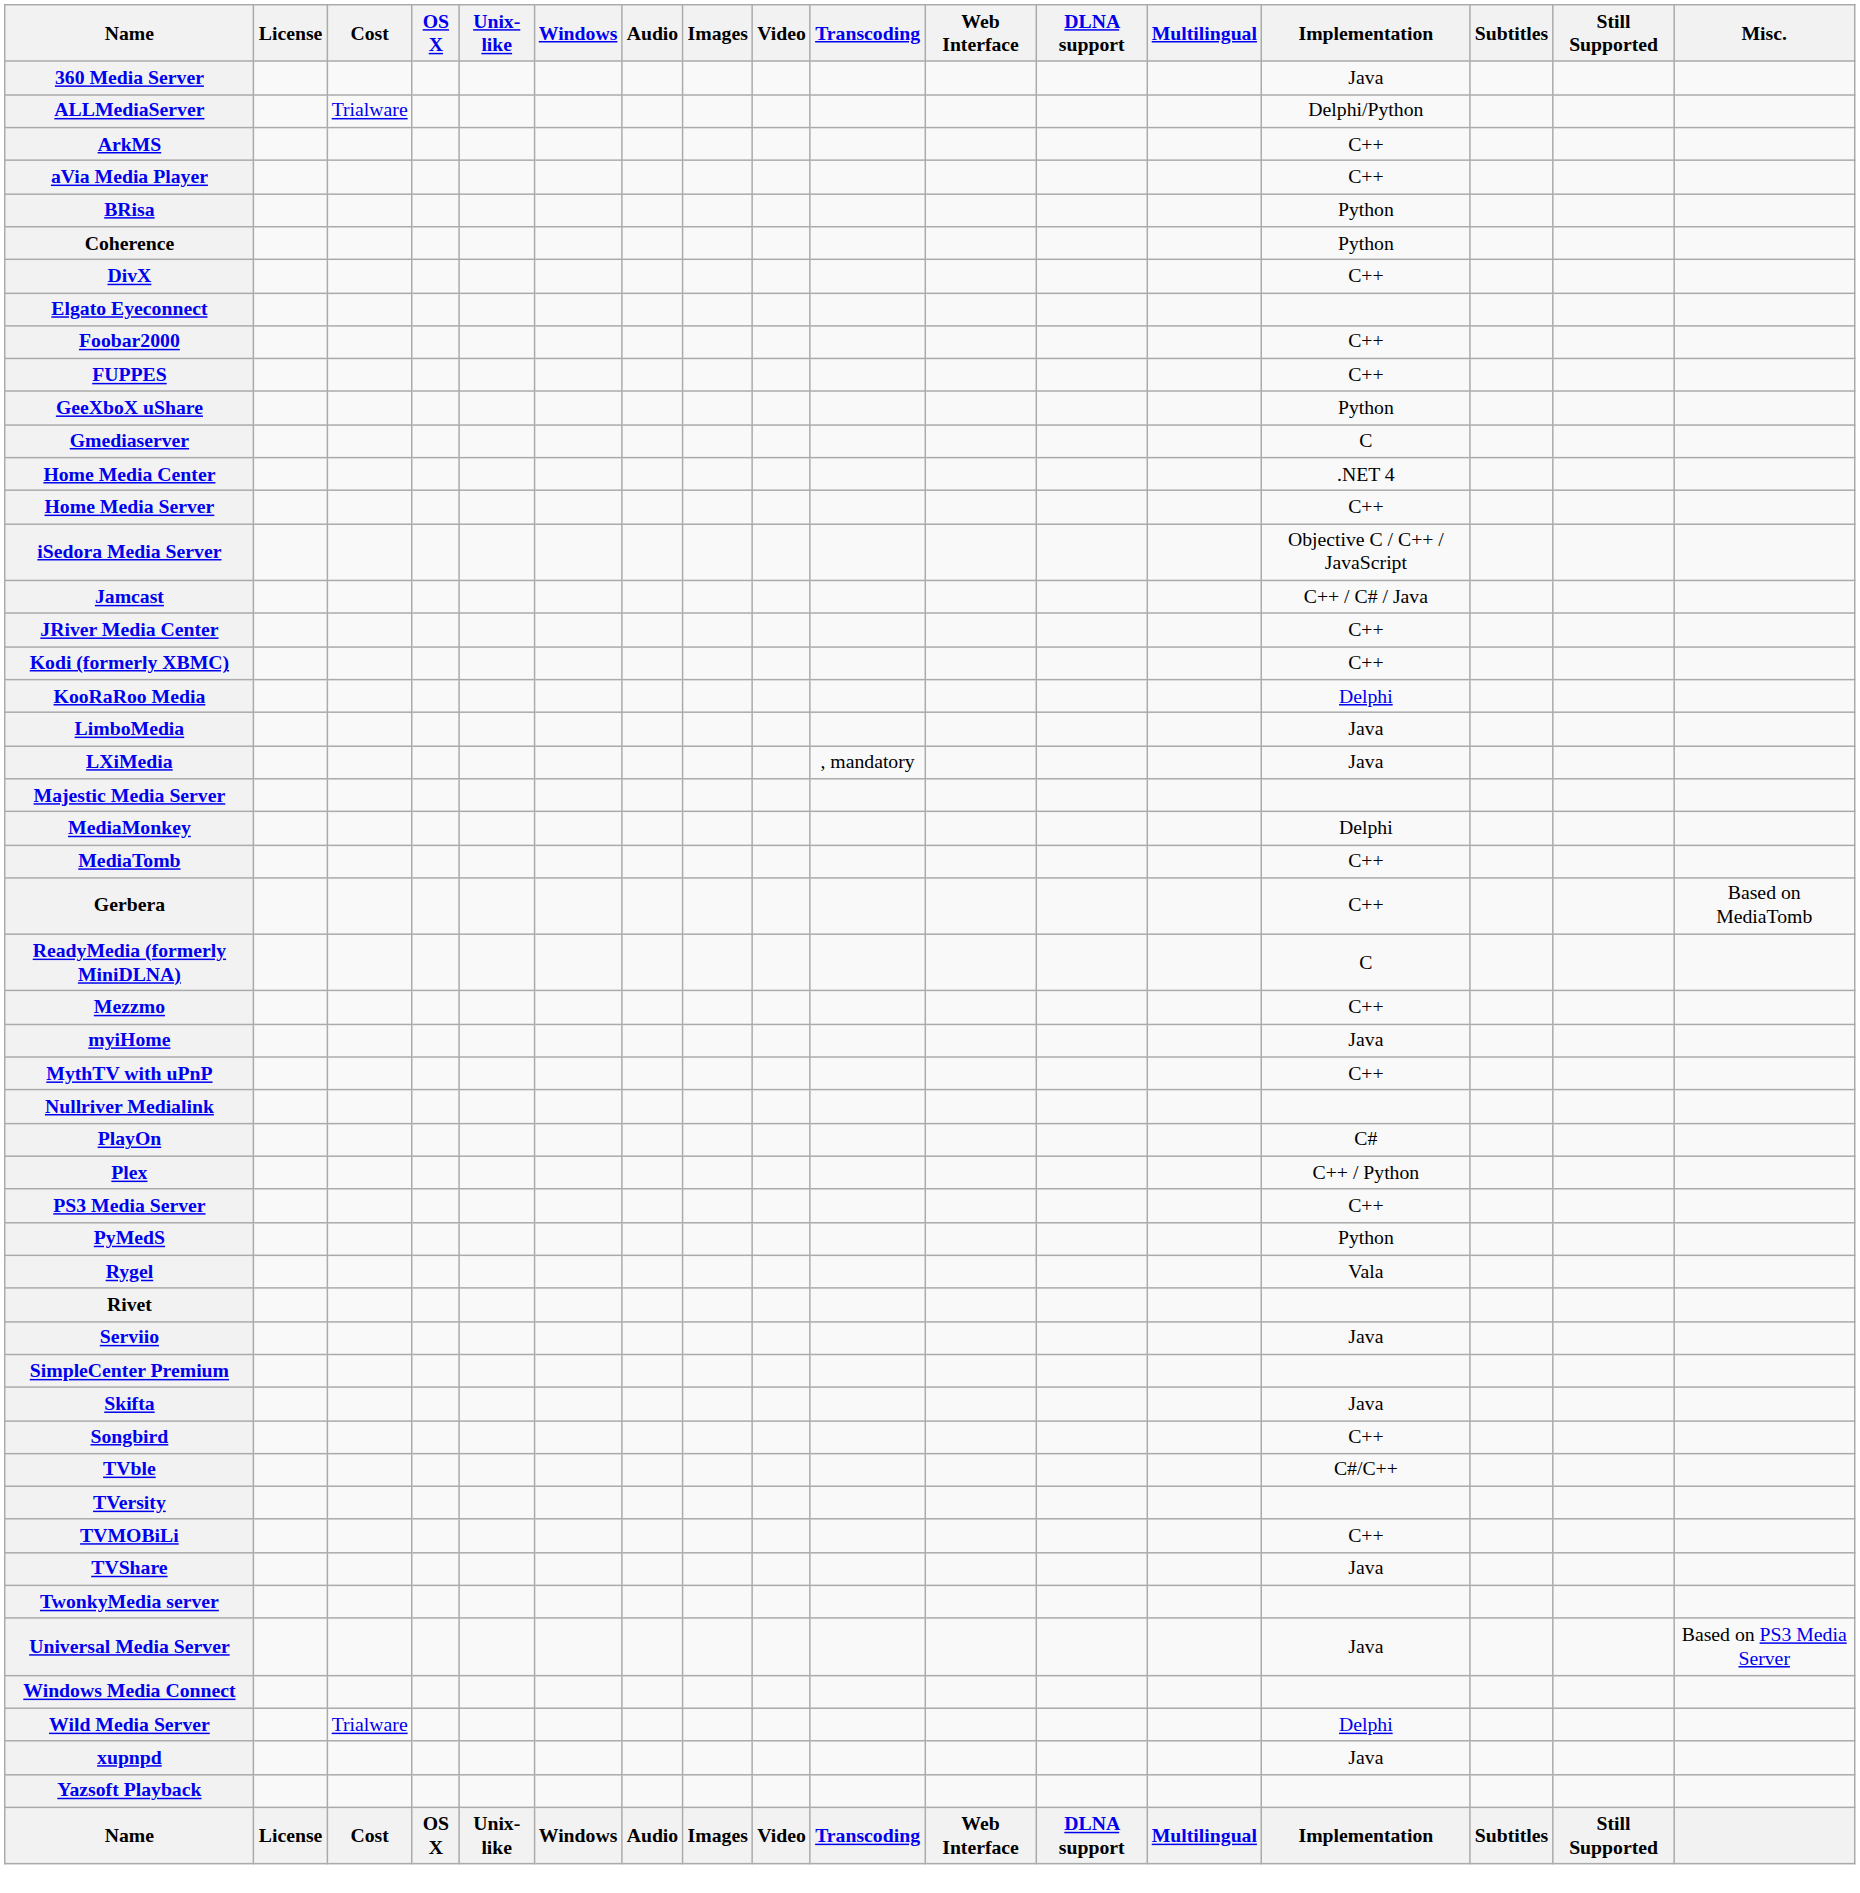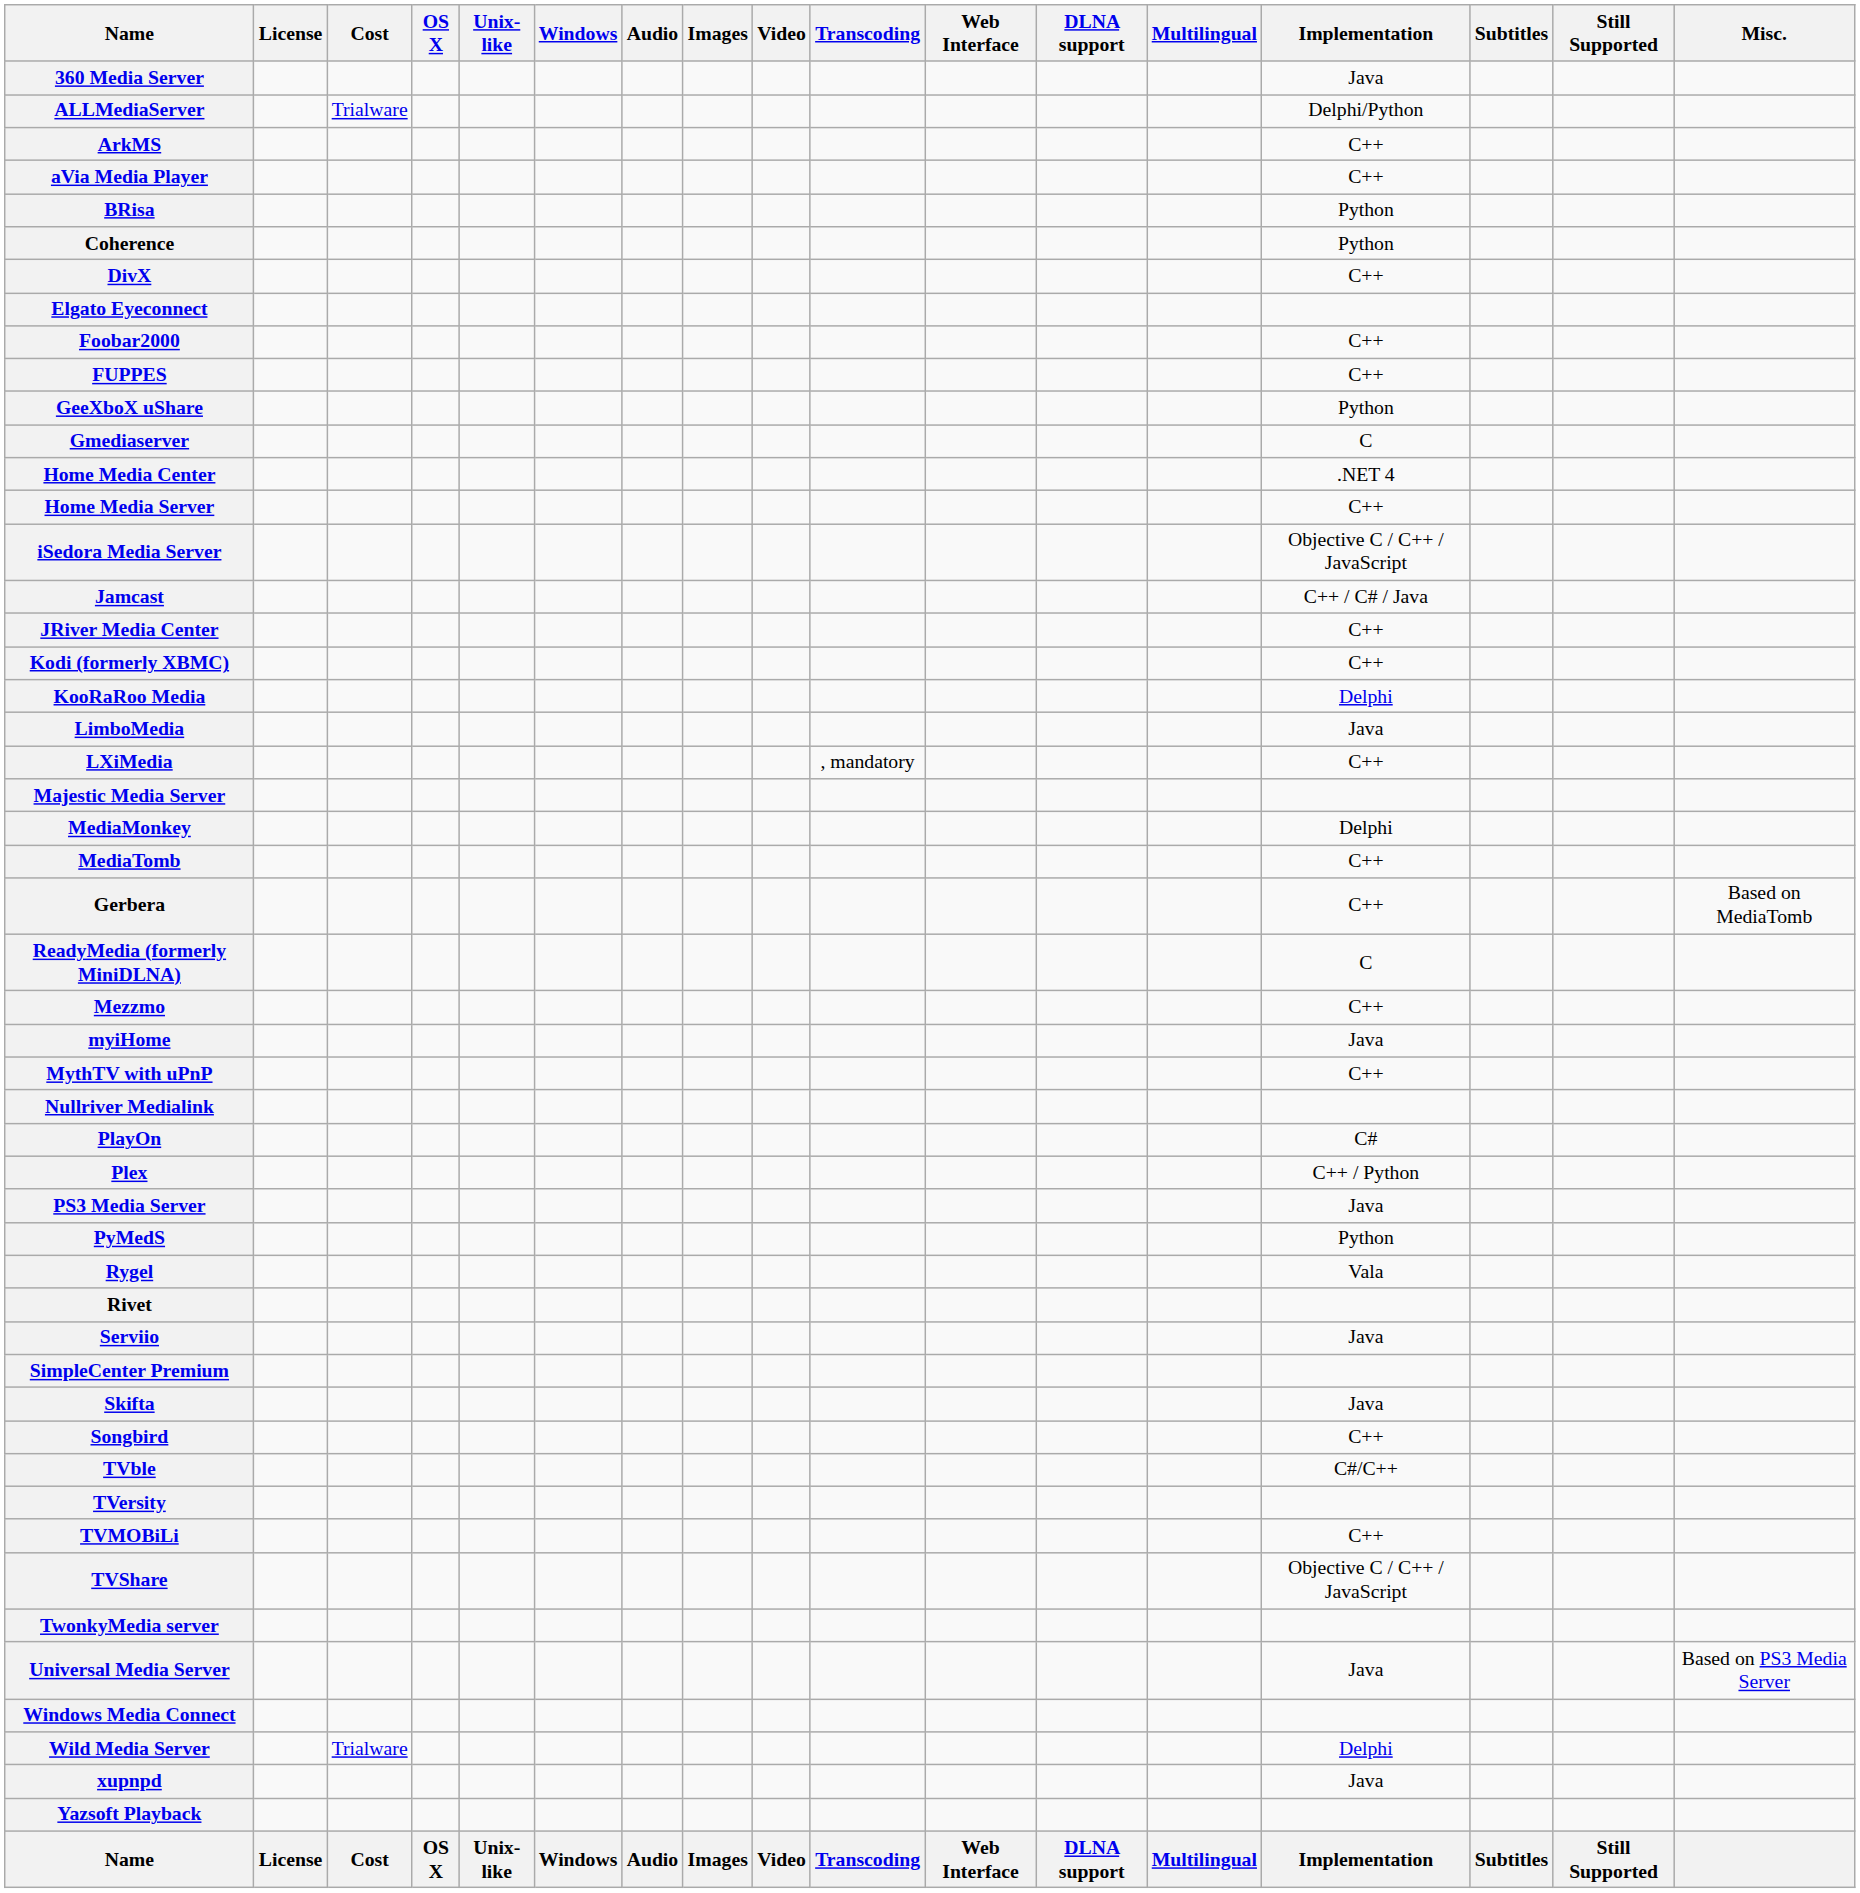(1366, 762) Java -> (1366, 762) C++
(1366, 1205) C++ -> (1366, 1205) Java
(1366, 1569) Java -> (1366, 1580) Objective C / C++ / JavaScript
